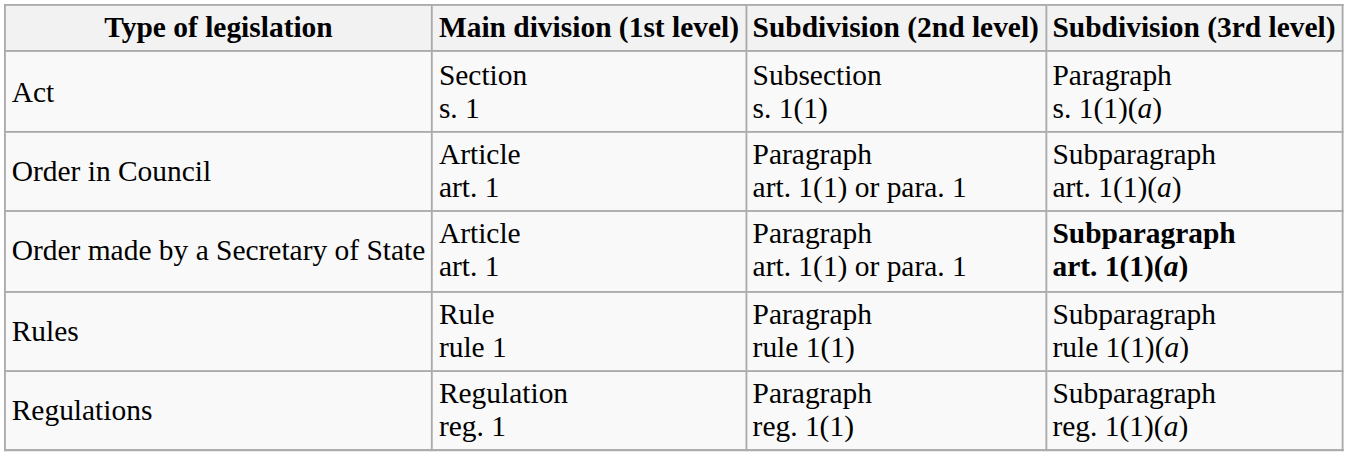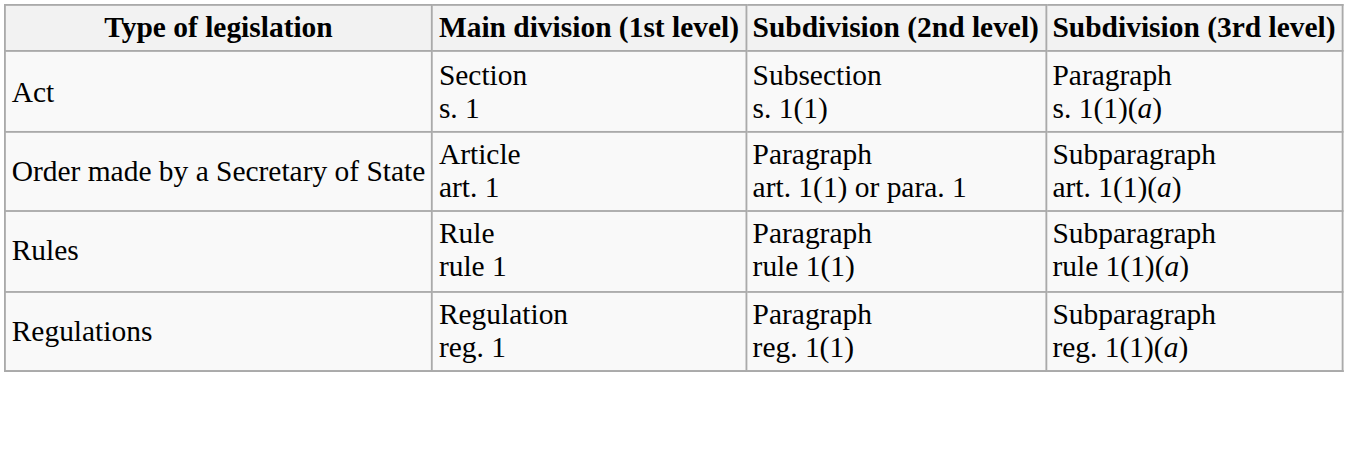- row: (111, 170)
(1144, 250) bold -> (1134, 170) normal
